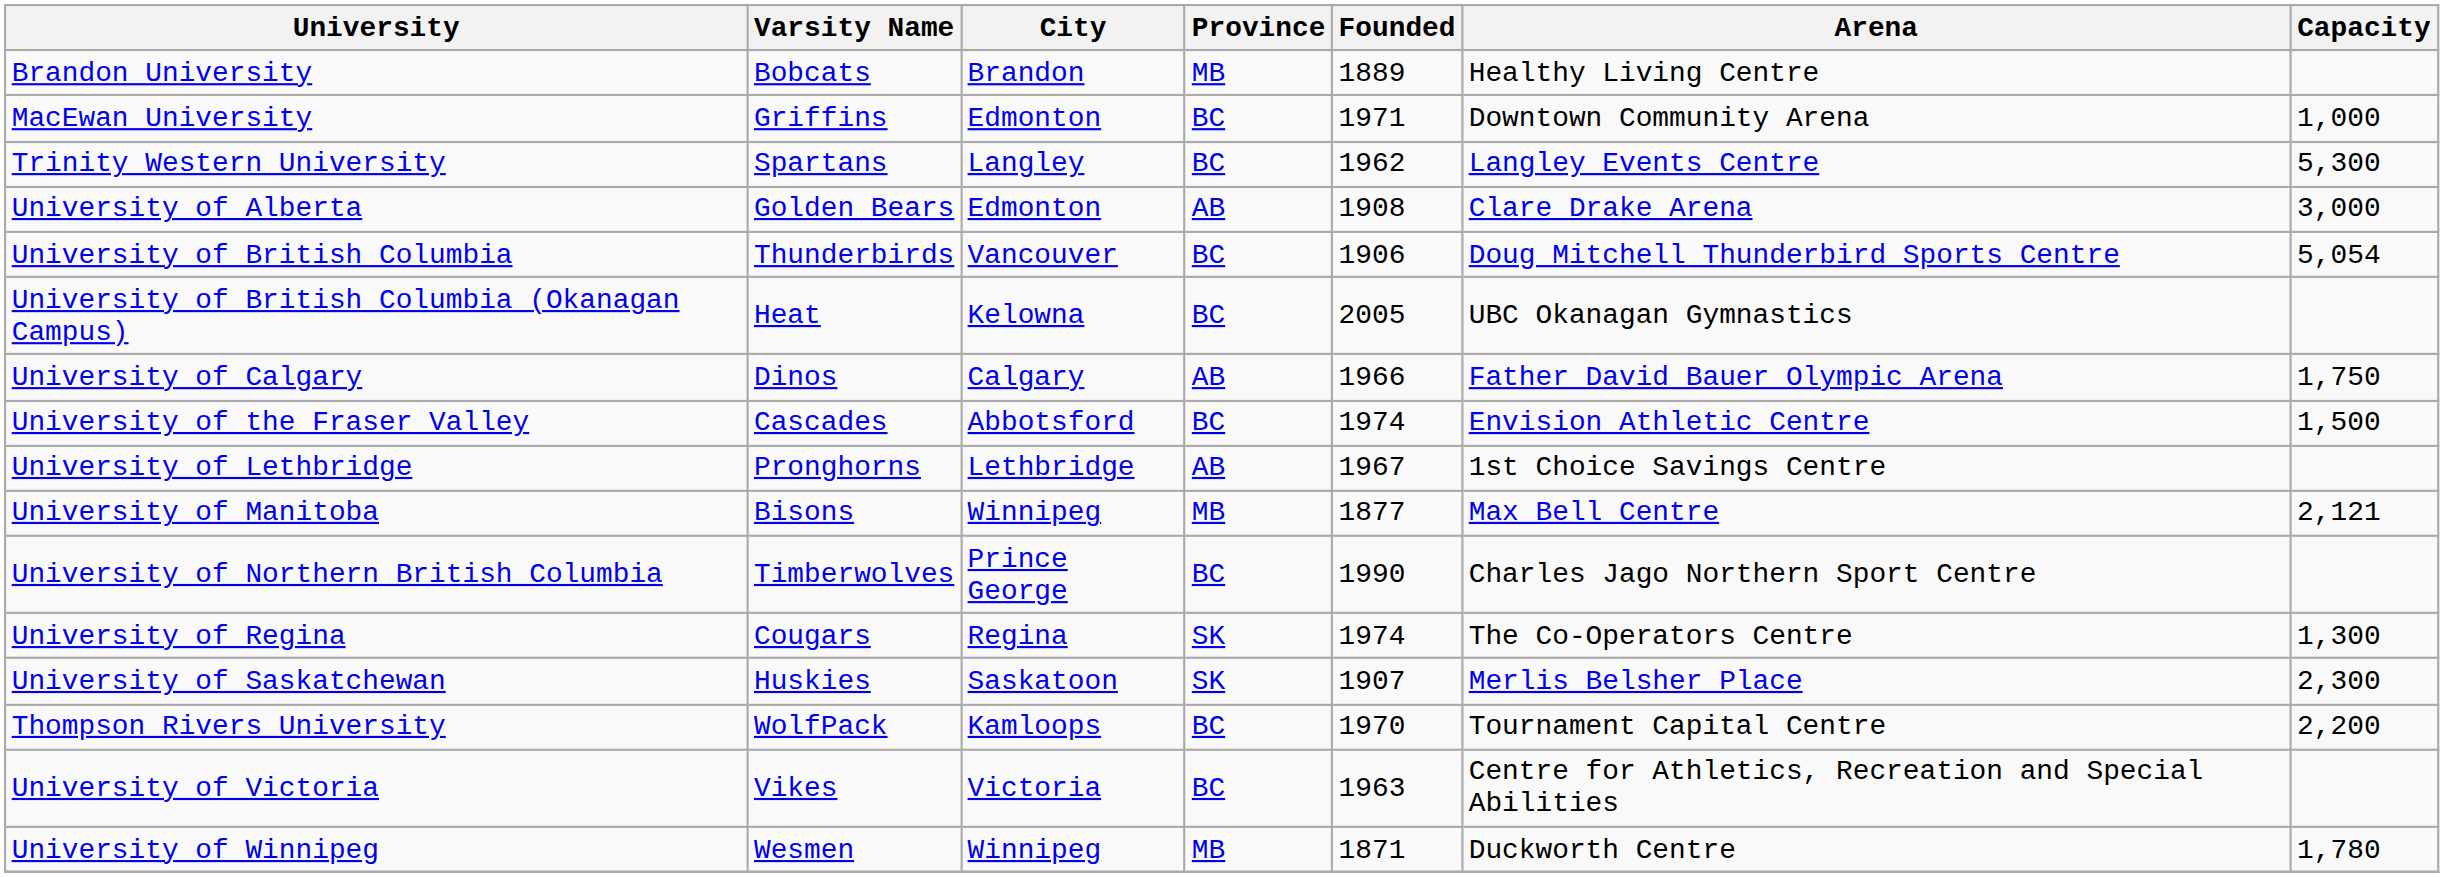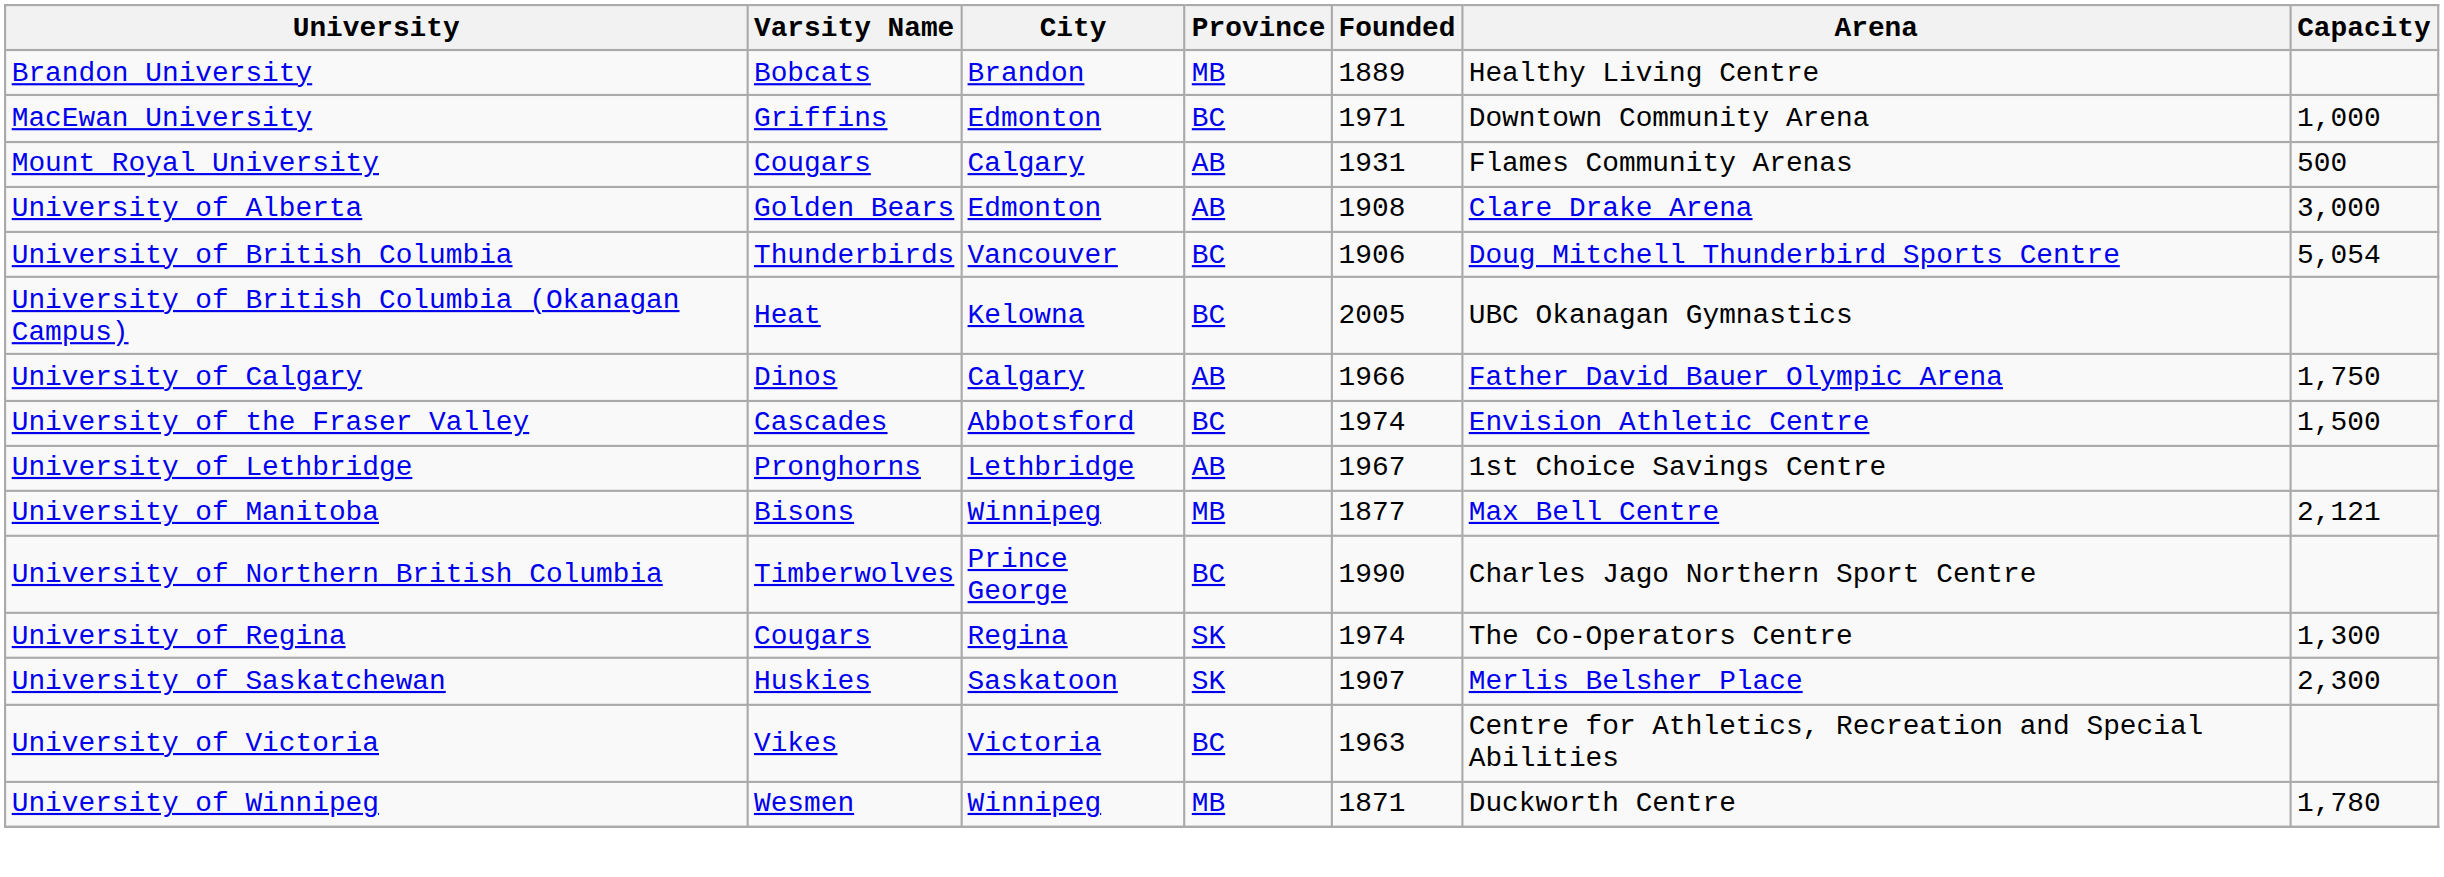+ row: (195, 164)
- row: (229, 164)
- row: (229, 727)
